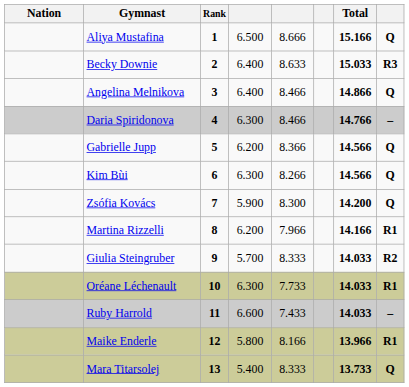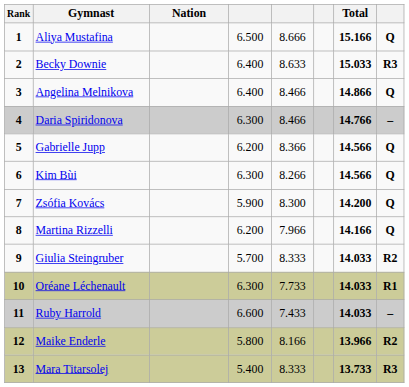columns swapped: (215, 14) <-> (44, 13)
(390, 230) R1 -> (390, 230) Q
(390, 341) R1 -> (390, 341) R2
(390, 368) Q -> (390, 368) R3
